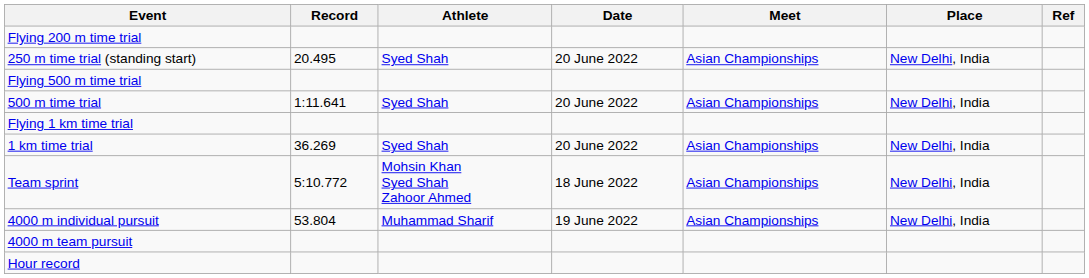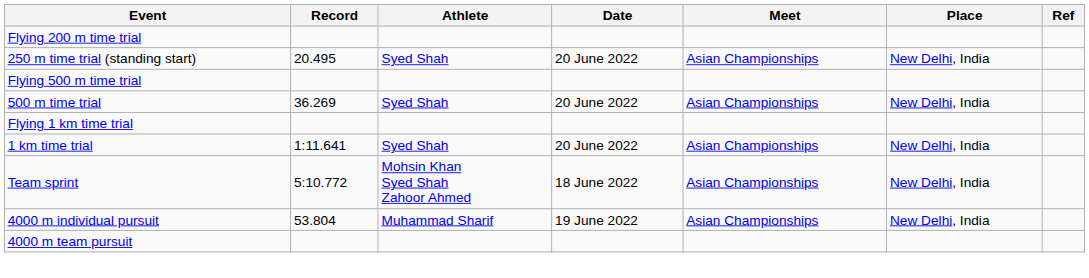(320, 102) 1:11.641 -> (315, 102) 36.269
(315, 145) 36.269 -> (320, 145) 1:11.641
- row: (44, 263)
